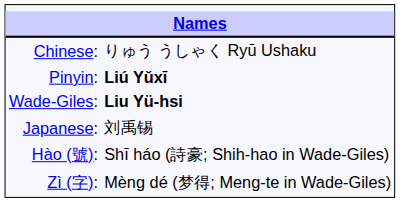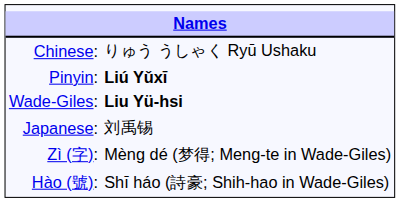rows swapped: (73, 182) <-> (65, 155)
